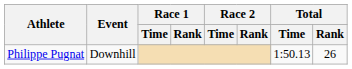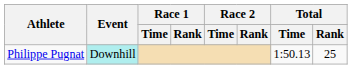(113, 54) no background -> (113, 54) paleturquoise background
(330, 54) 26 -> (330, 54) 25
